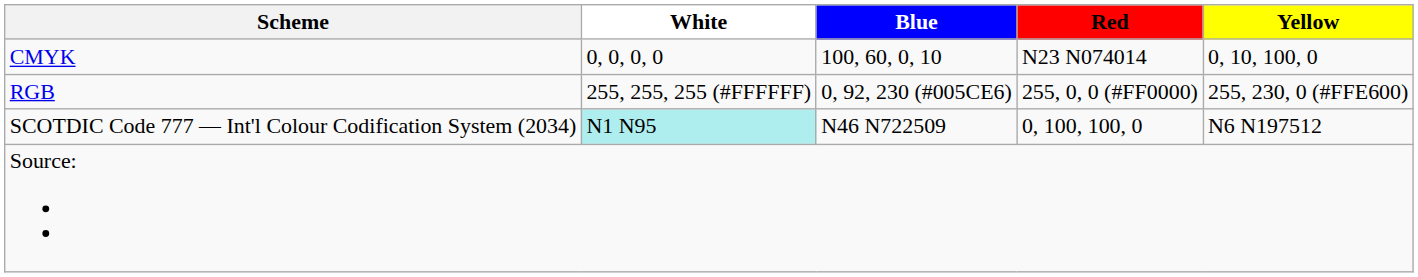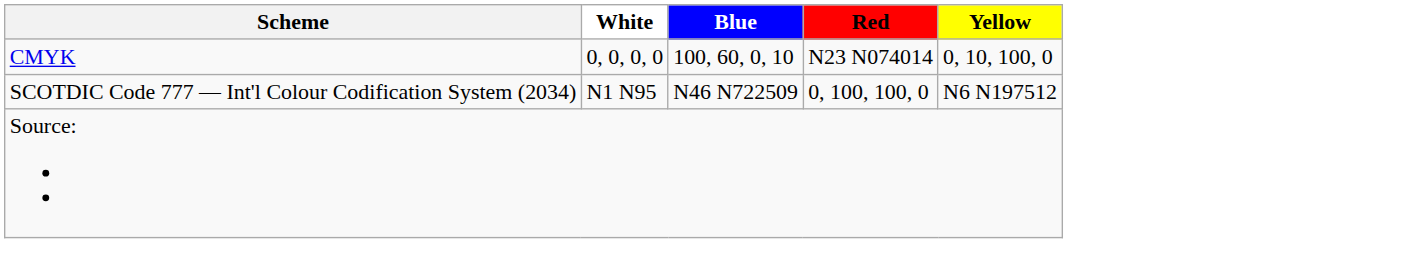- row: (32, 91)
(621, 126) paleturquoise background -> (621, 91) no background
